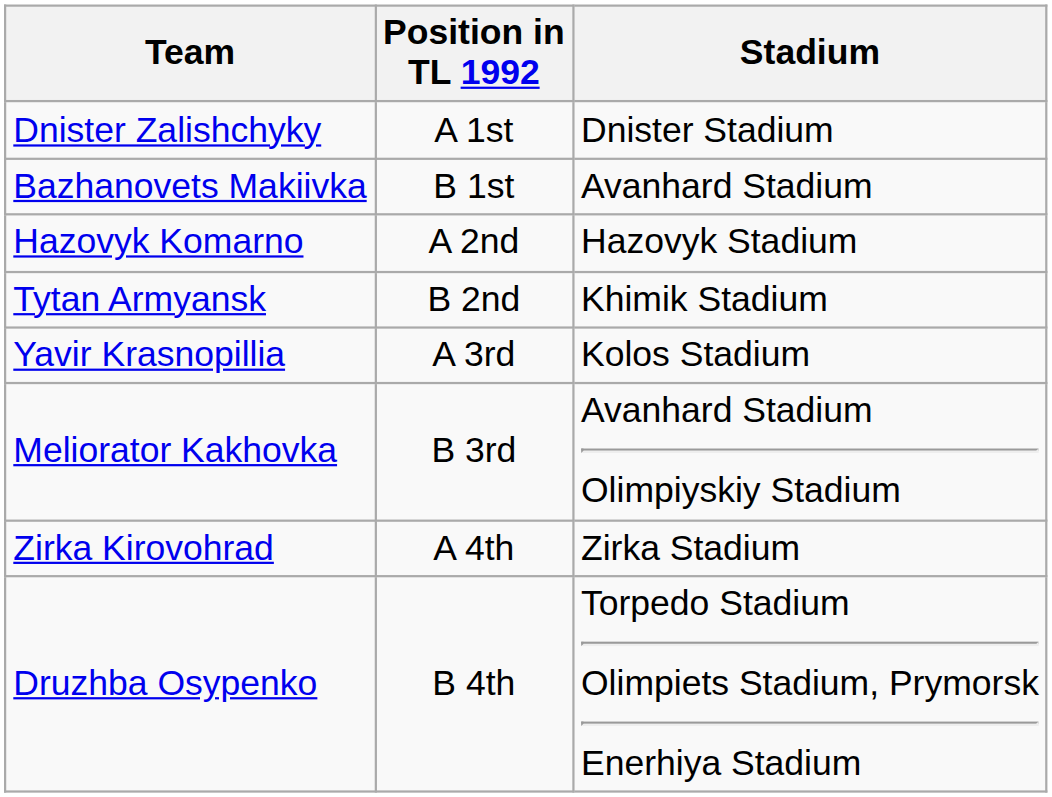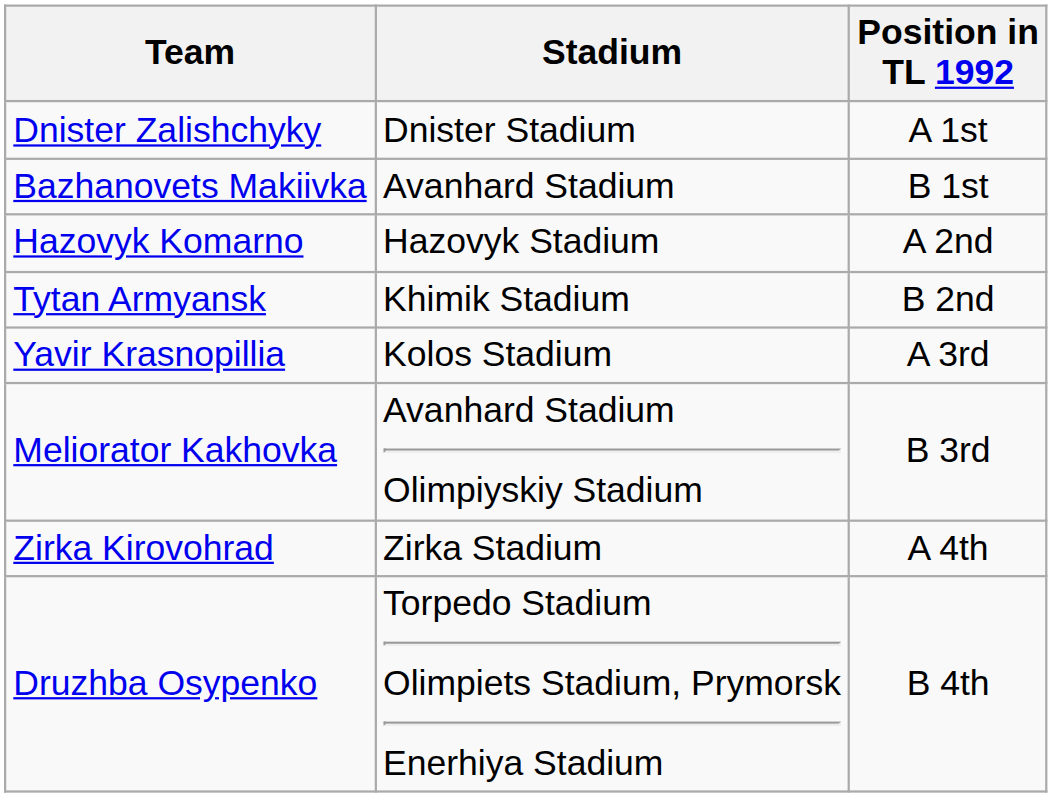columns swapped: (810, 53) <-> (474, 53)
